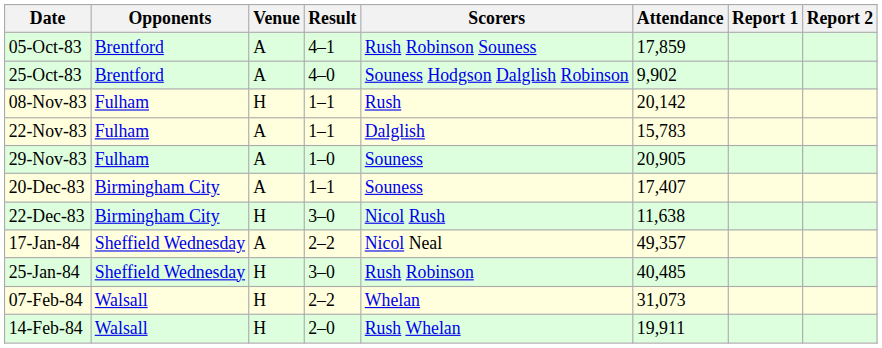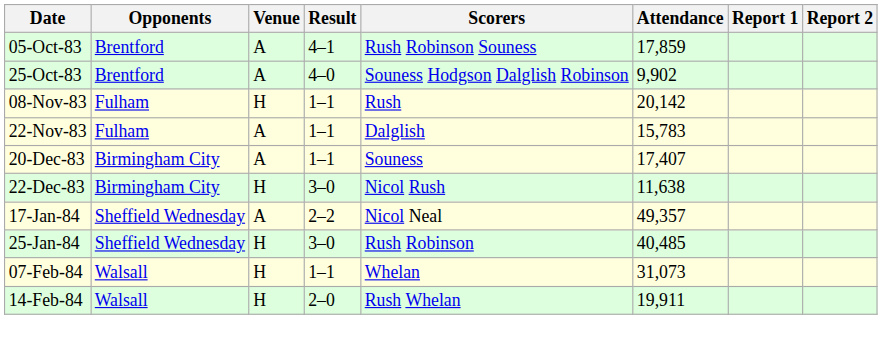- row: (48, 159)
(322, 300) 2–2 -> (322, 272) 1–1
